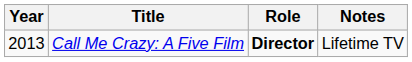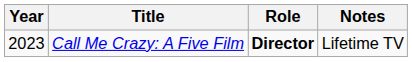(26, 43) 2013 -> (26, 43) 2023
